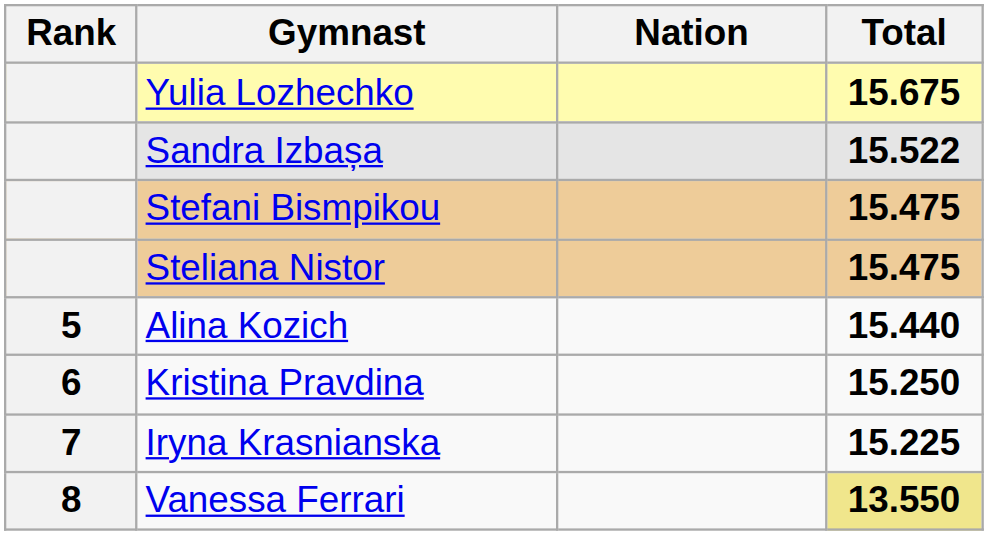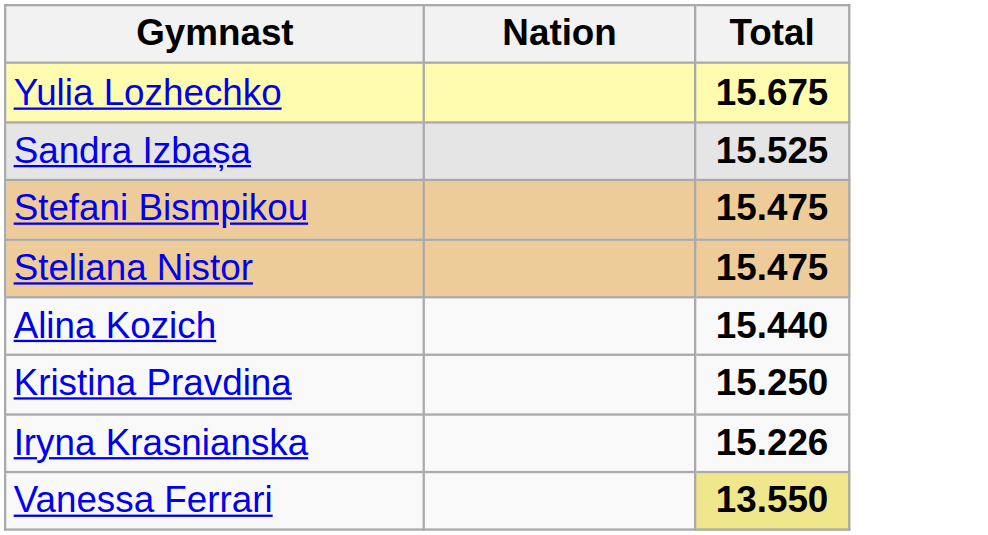- column: (71, 33)
(904, 150) 15.522 -> (772, 150) 15.525
(904, 442) 15.225 -> (772, 442) 15.226
